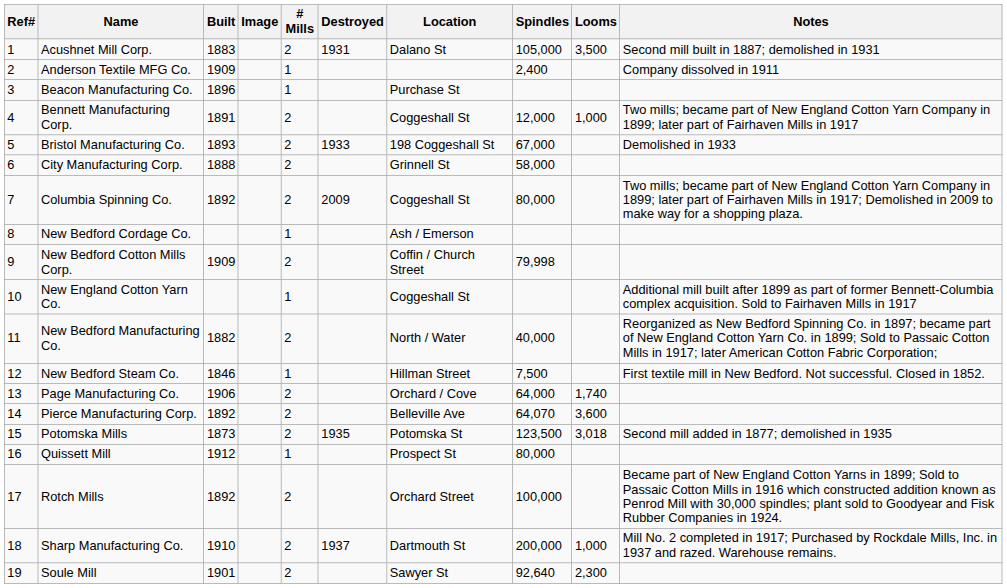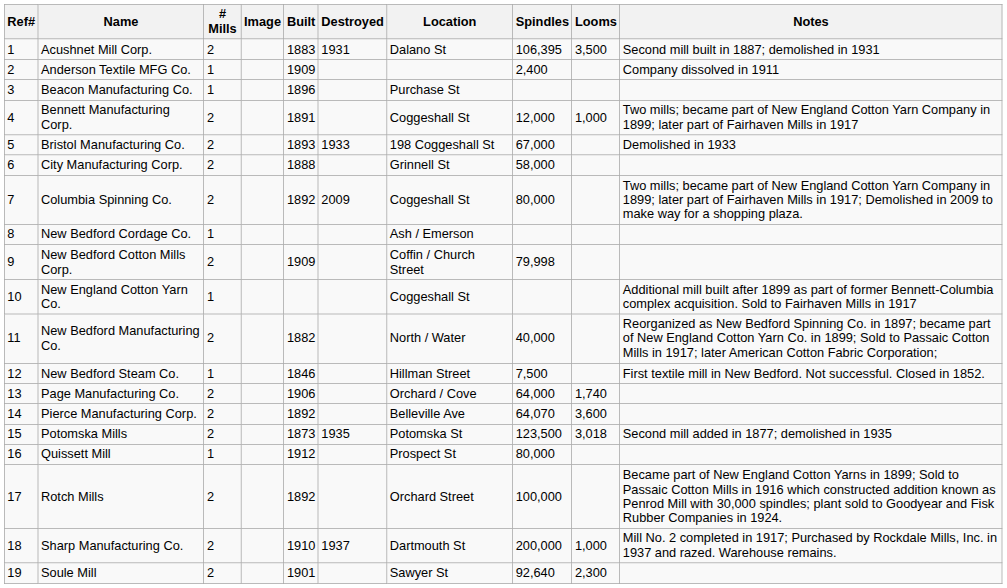columns swapped: (300, 21) <-> (221, 21)
(539, 49) 105,000 -> (539, 49) 106,395
